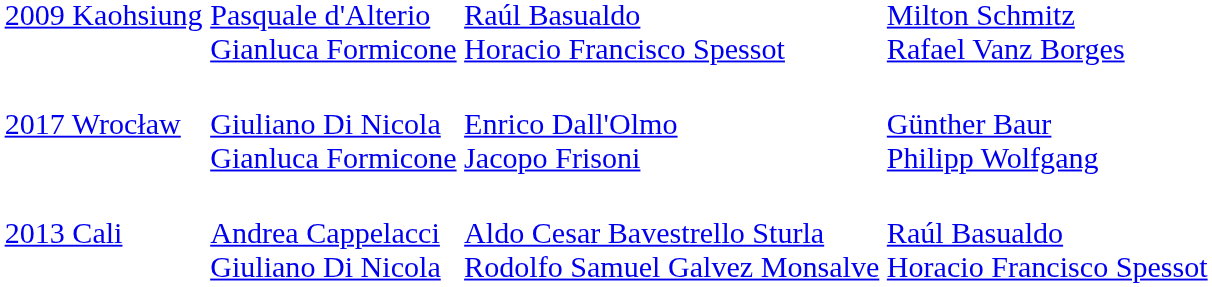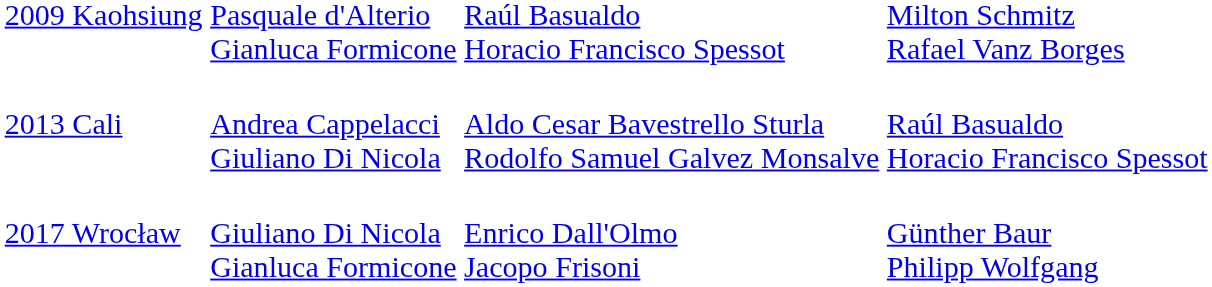rows swapped: (64, 233) <-> (93, 124)
